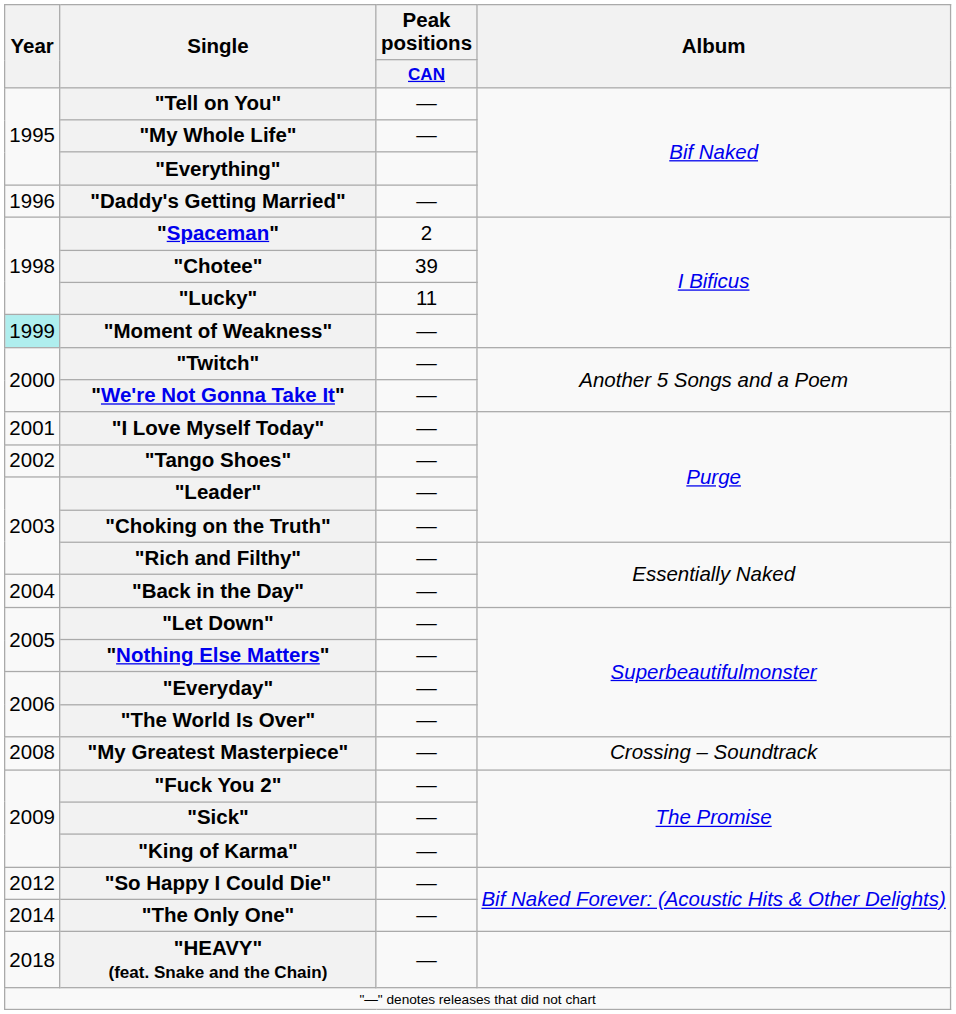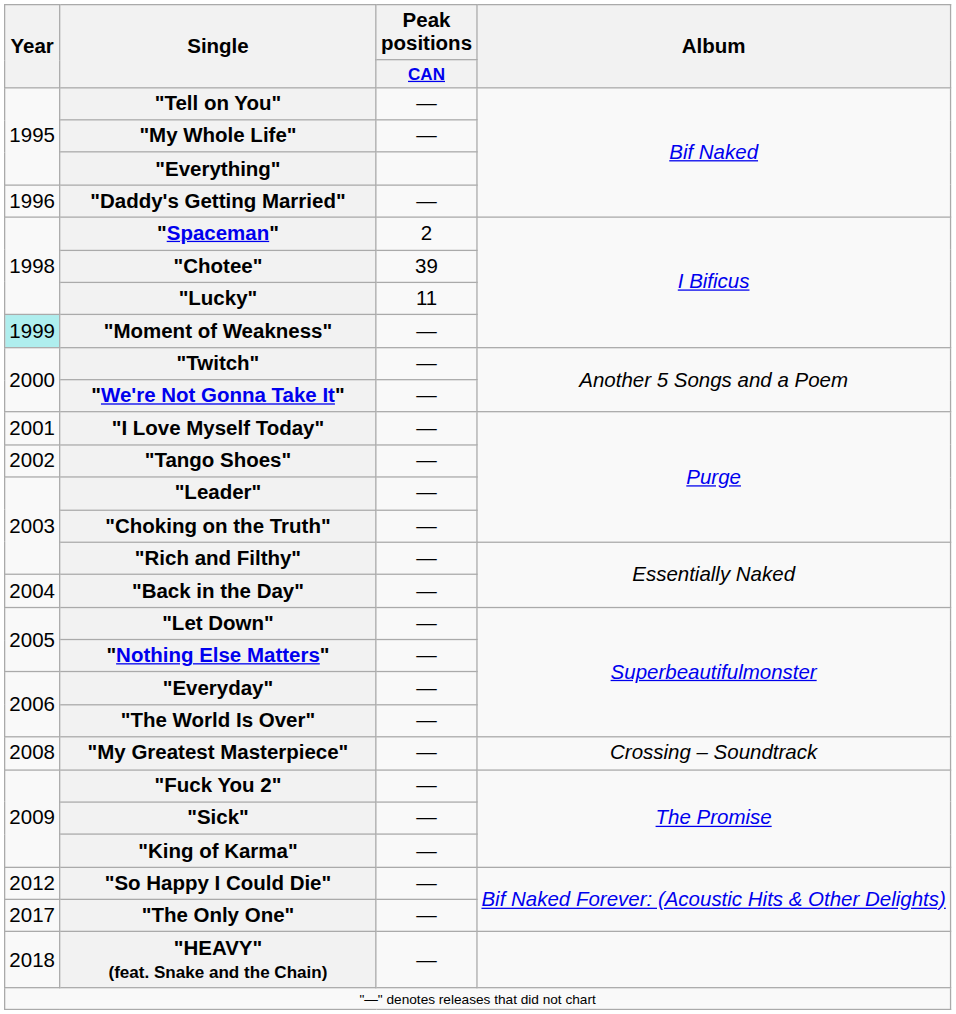(32, 915) 2014 -> (32, 915) 2017
